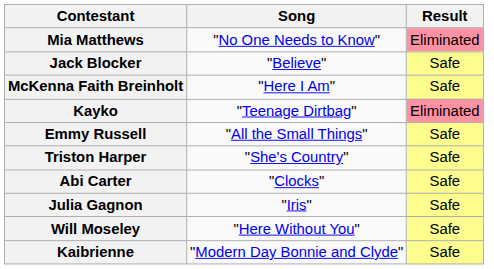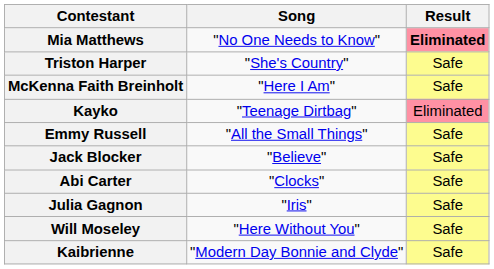(445, 39) normal -> (448, 39) bold
rows swapped: (96, 63) <-> (96, 157)
